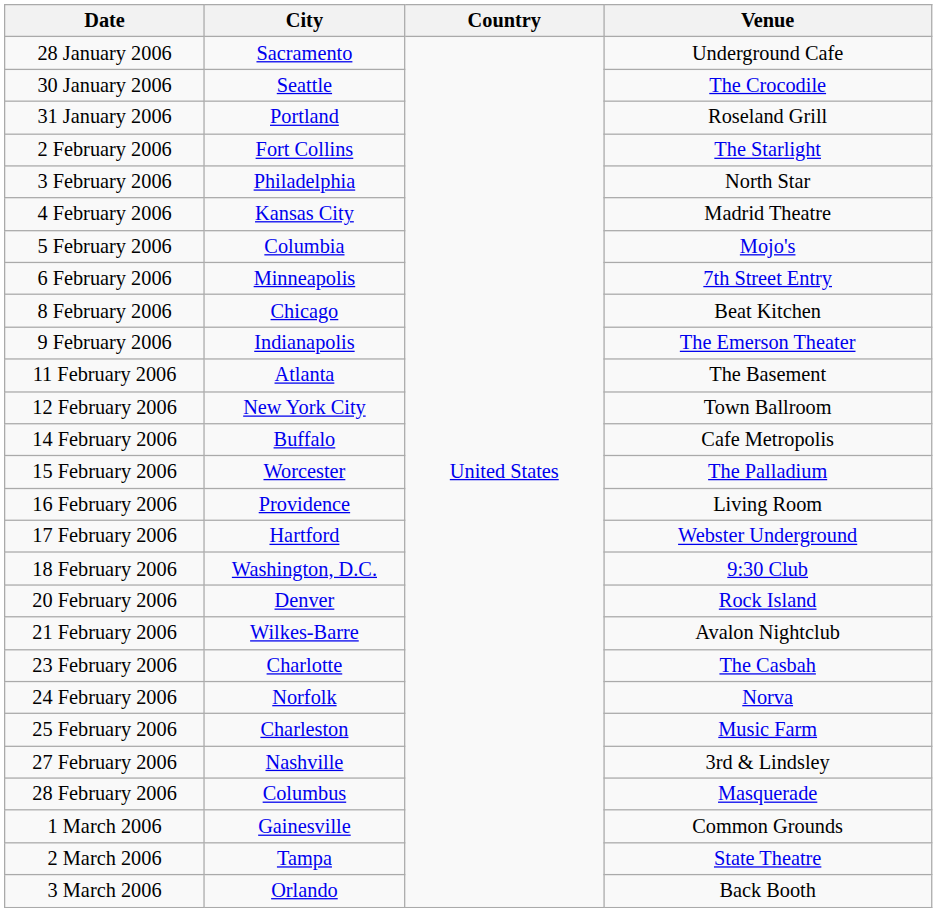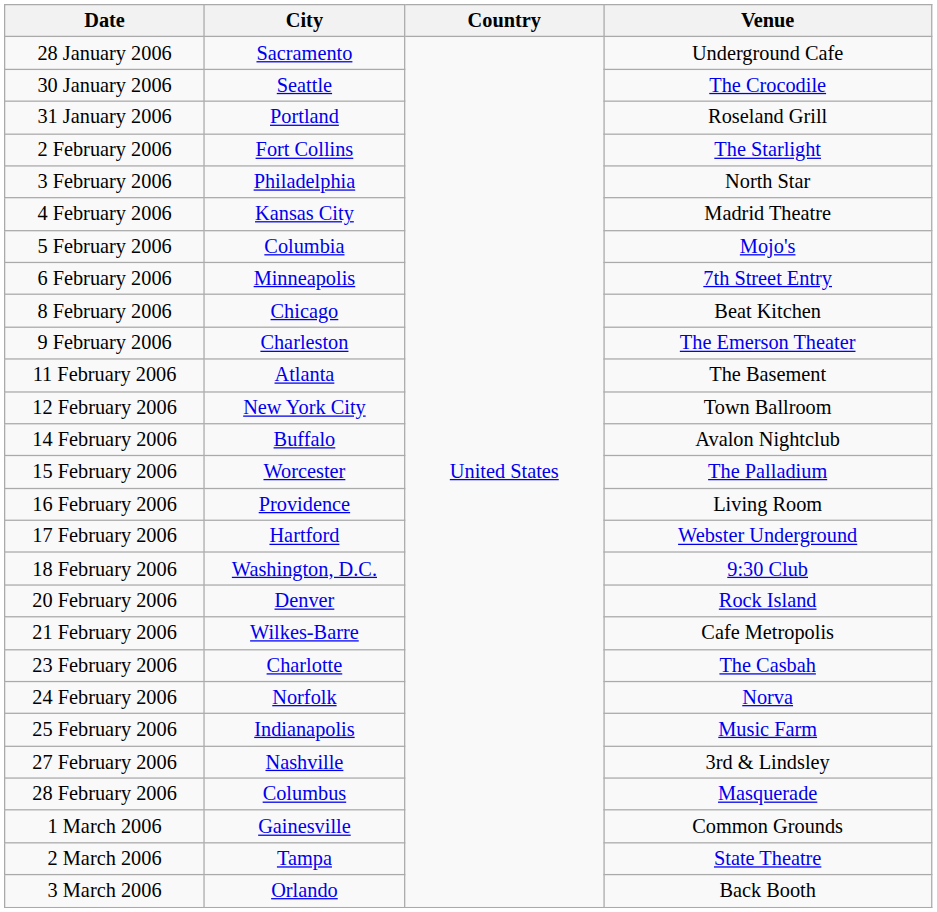(304, 342) Indianapolis -> (304, 342) Charleston
(768, 439) Cafe Metropolis -> (768, 439) Avalon Nightclub
(768, 632) Avalon Nightclub -> (768, 632) Cafe Metropolis
(304, 729) Charleston -> (304, 729) Indianapolis
